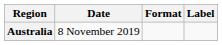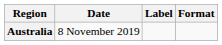columns swapped: (163, 13) <-> (201, 13)
